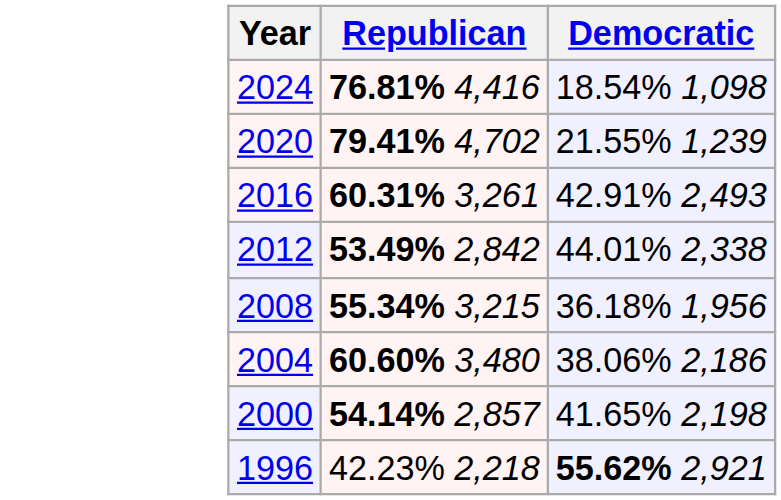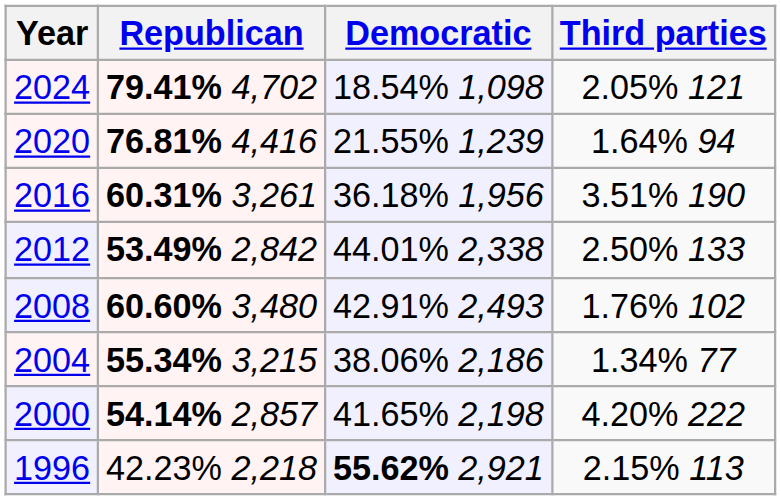+ column: (663, 33)
(434, 88) 76.81% 4,416 -> (212, 88) 79.41% 4,702
(434, 142) 79.41% 4,702 -> (212, 142) 76.81% 4,416
(661, 196) 42.91% 2,493 -> (438, 196) 36.18% 1,956
(434, 304) 55.34% 3,215 -> (212, 304) 60.60% 3,480
(661, 304) 36.18% 1,956 -> (438, 304) 42.91% 2,493
(434, 358) 60.60% 3,480 -> (212, 358) 55.34% 3,215
